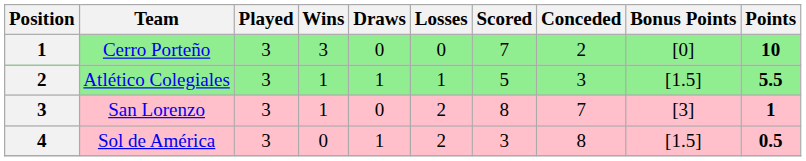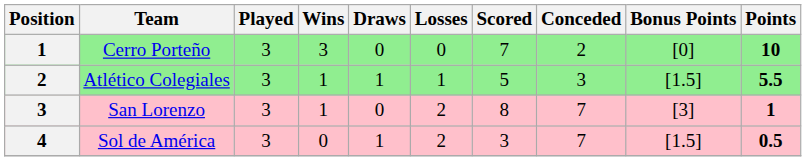(581, 140) 8 -> (581, 140) 7
